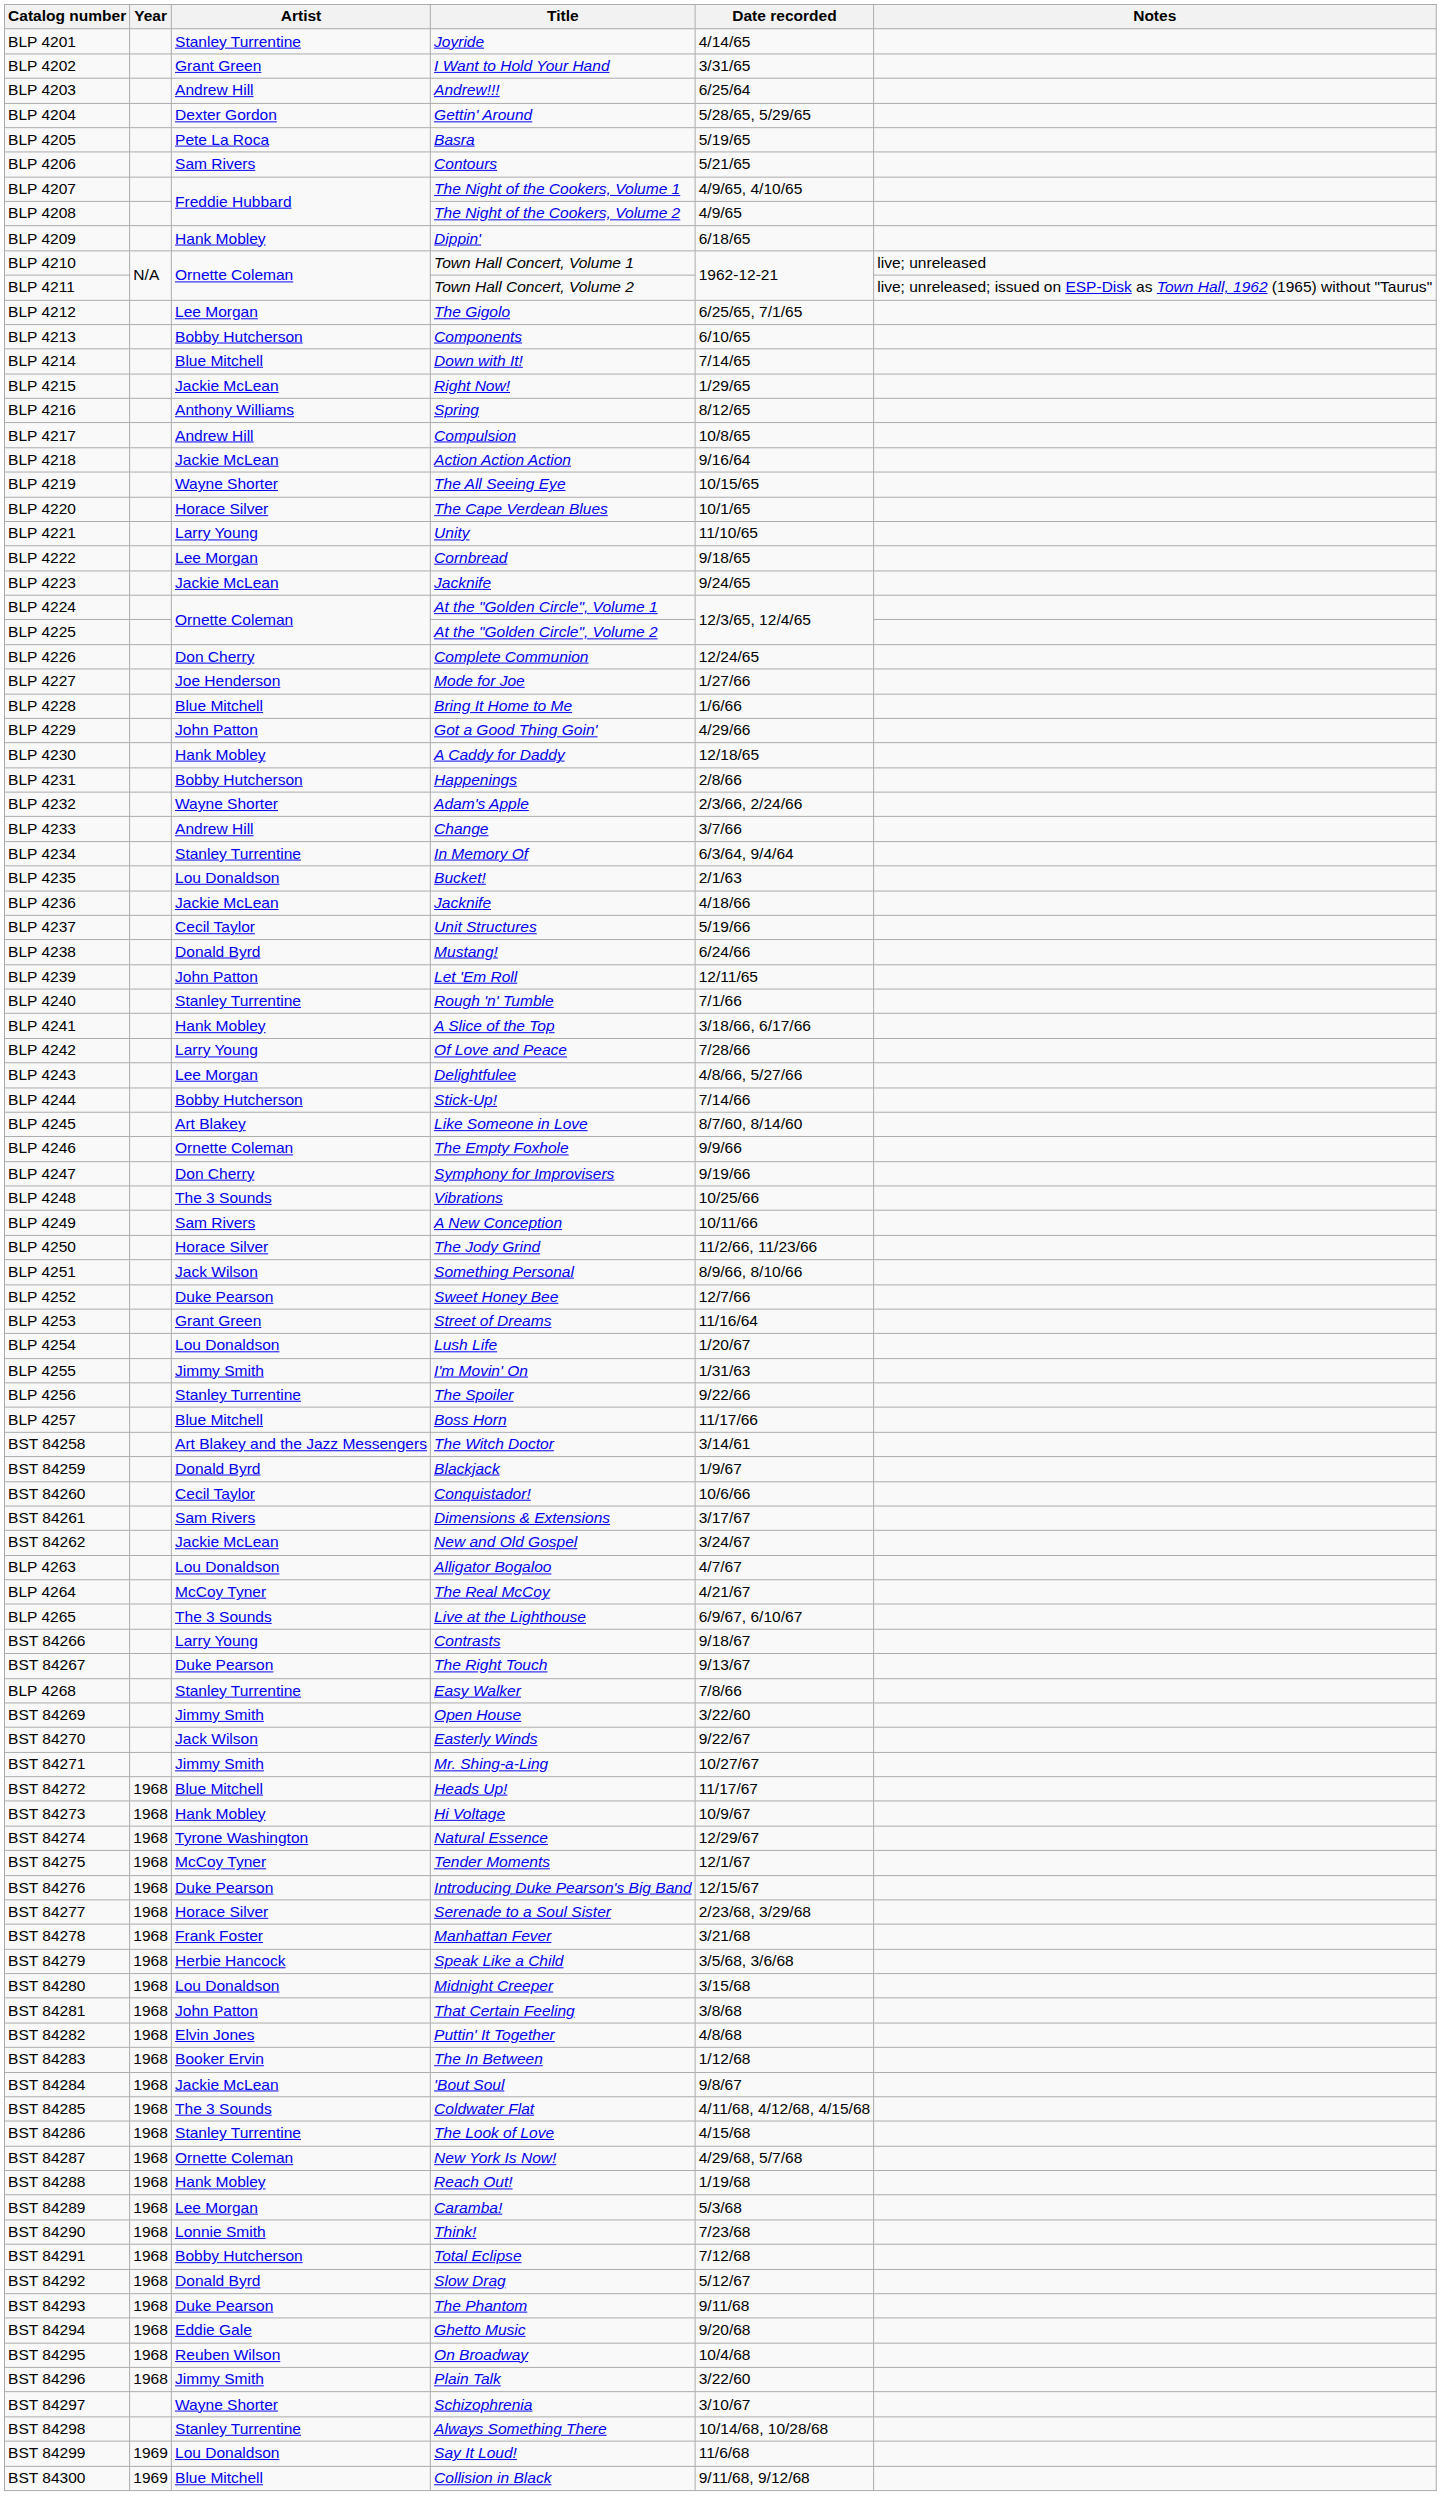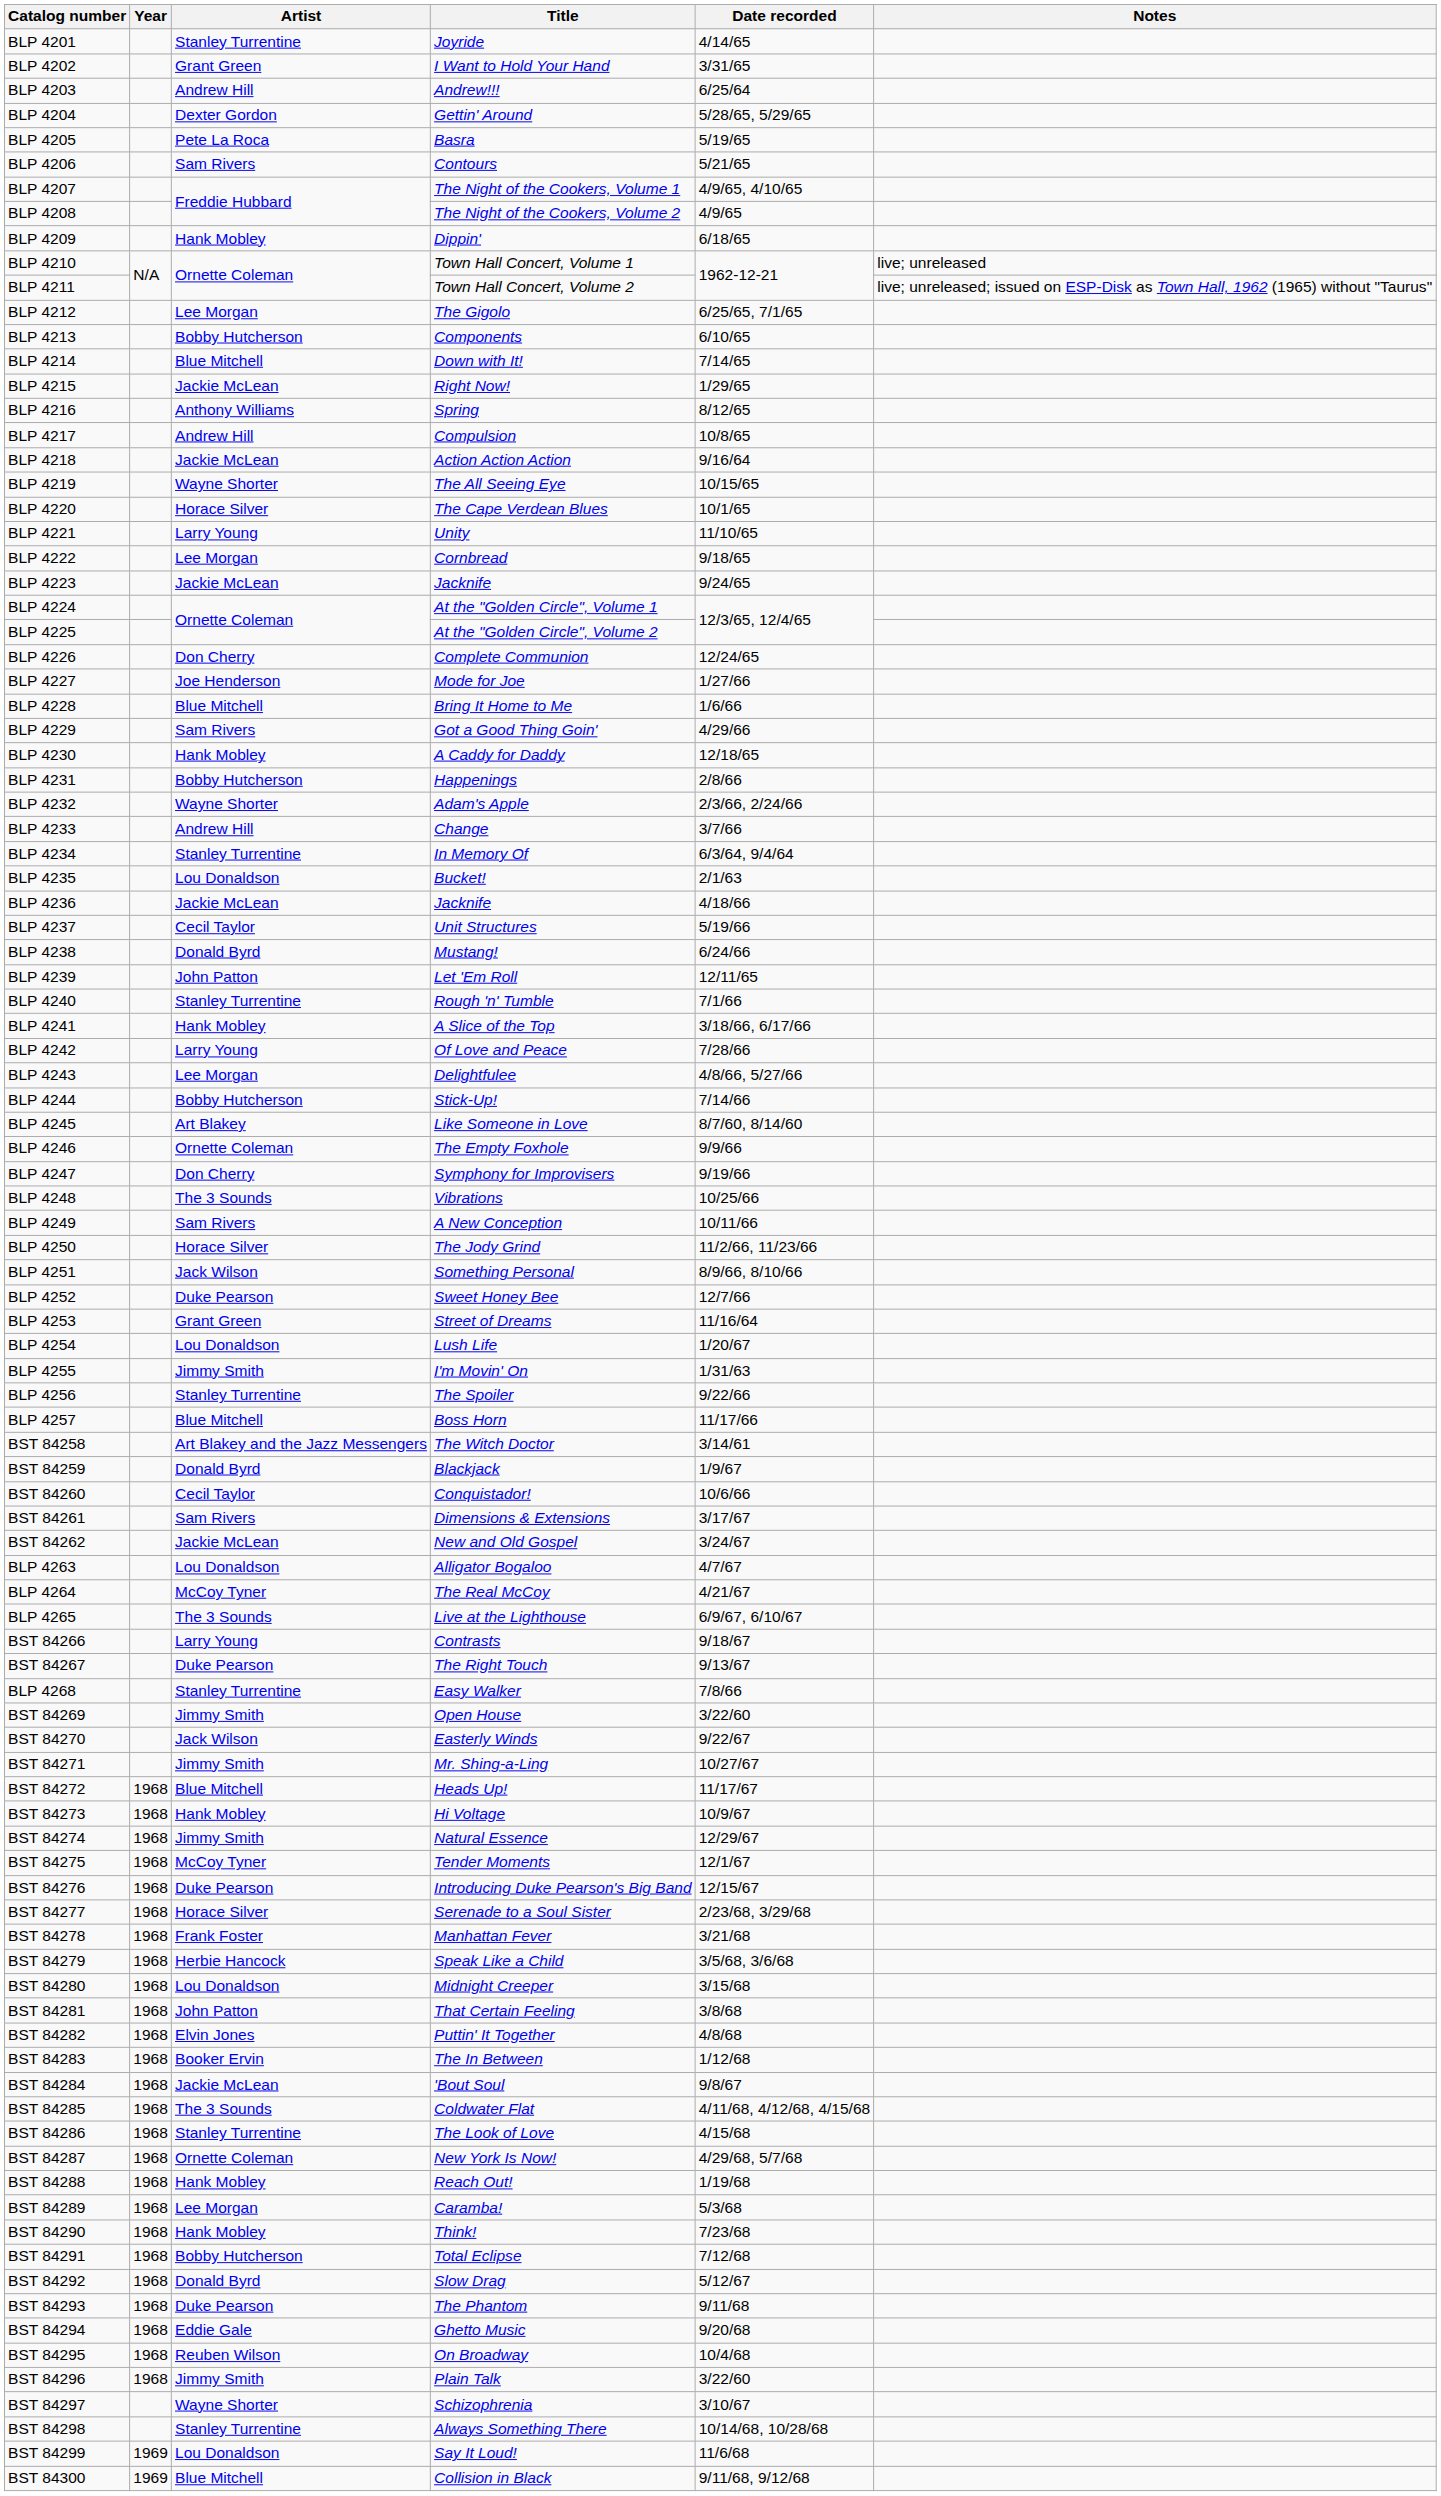(216, 730) John Patton -> (215, 730) Sam Rivers
(242, 1838) Tyrone Washington -> (219, 1838) Jimmy Smith
(220, 2232) Lonnie Smith -> (220, 2232) Hank Mobley
